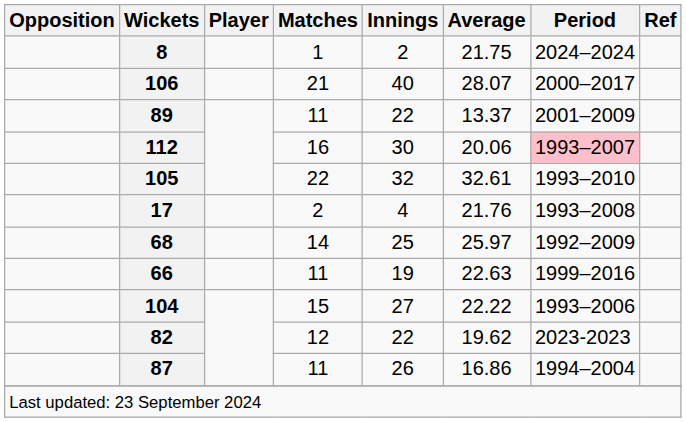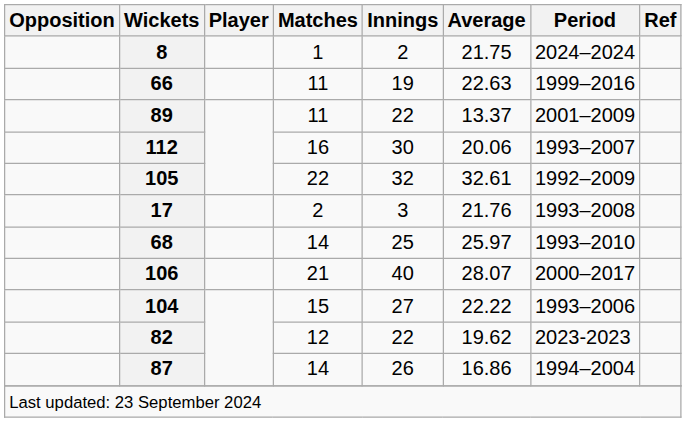rows swapped: (162, 274) <-> (162, 83)
(585, 147) pink background -> (585, 147) no background
(585, 178) 1993–2010 -> (585, 178) 1992–2009
(403, 210) 4 -> (403, 210) 3
(585, 242) 1992–2009 -> (585, 242) 1993–2010
(318, 369) 11 -> (318, 369) 14
